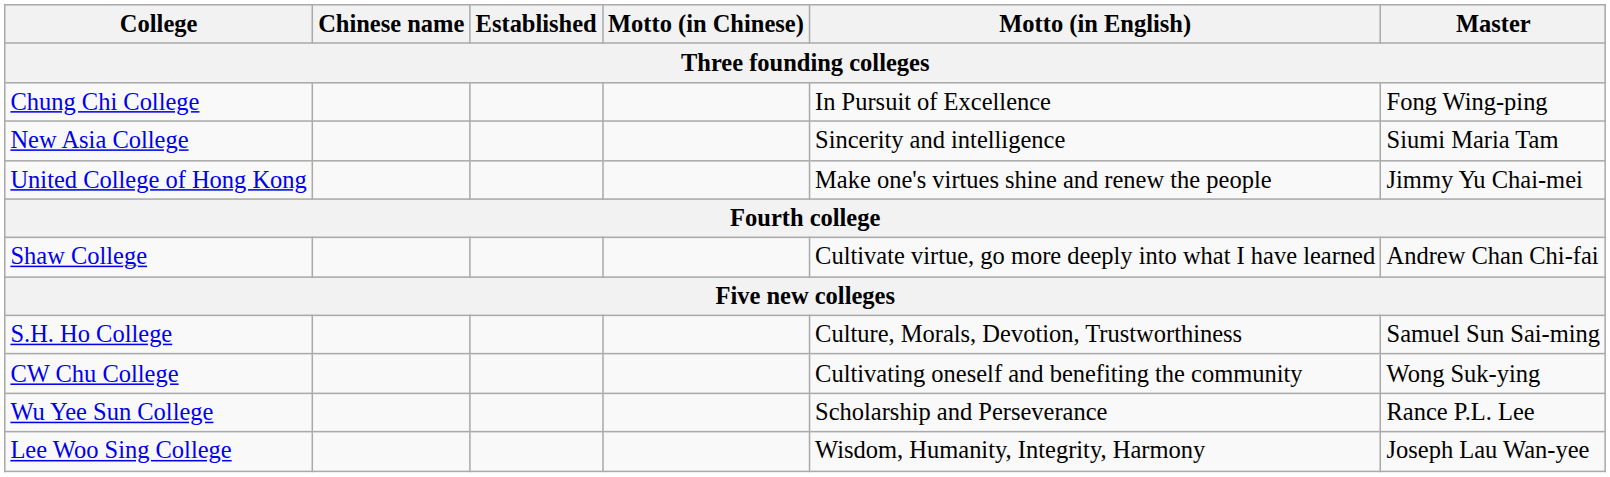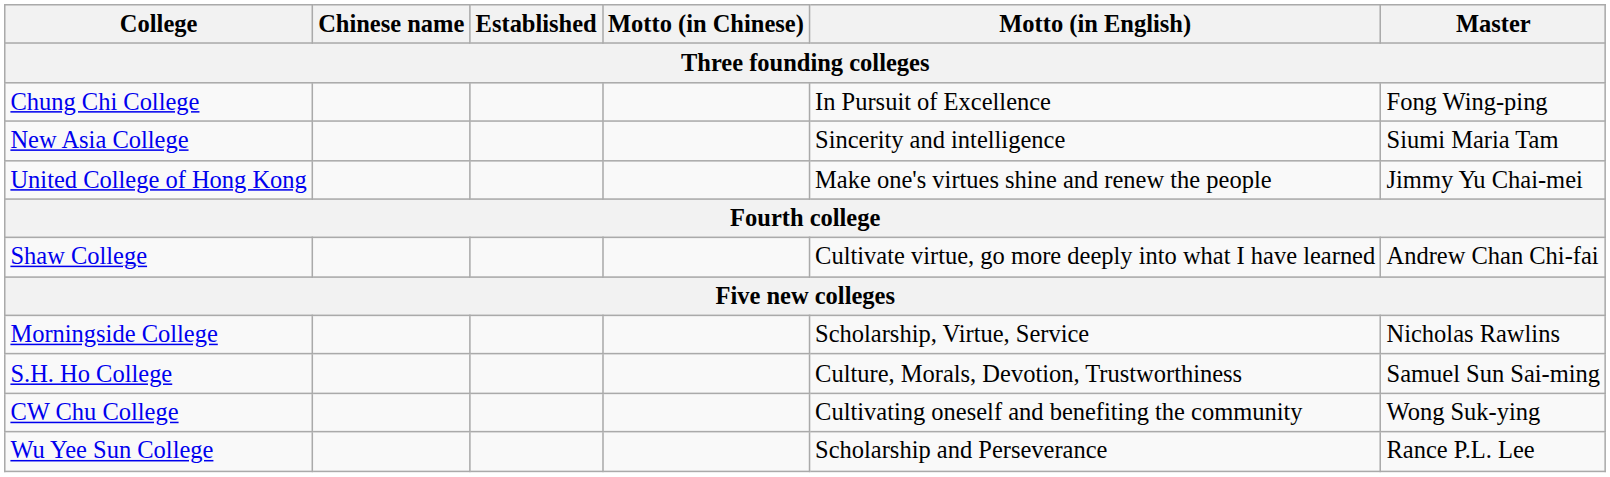+ row: (114, 334)
- row: (121, 450)
